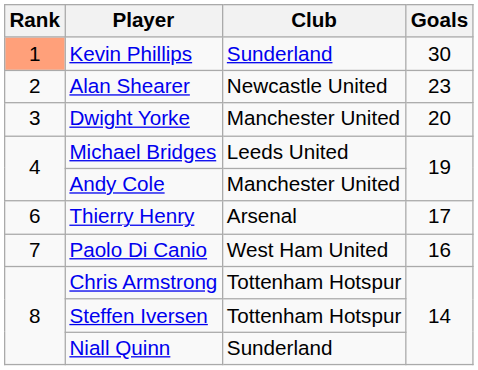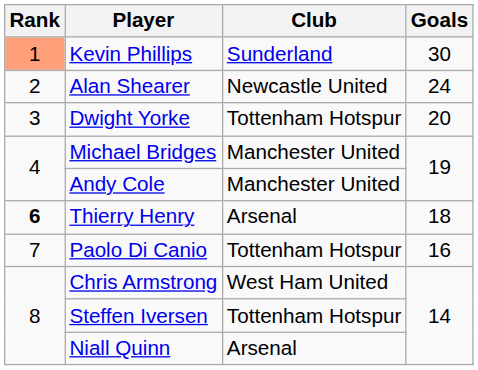(439, 86) 23 -> (439, 86) 24
(313, 119) Manchester United -> (314, 119) Tottenham Hotspur
(288, 151) Leeds United -> (313, 151) Manchester United
(35, 217) normal -> (35, 217) bold
(439, 217) 17 -> (439, 217) 18
(308, 250) West Ham United -> (314, 250) Tottenham Hotspur
(314, 282) Tottenham Hotspur -> (308, 282) West Ham United
(280, 348) Sunderland -> (262, 348) Arsenal
